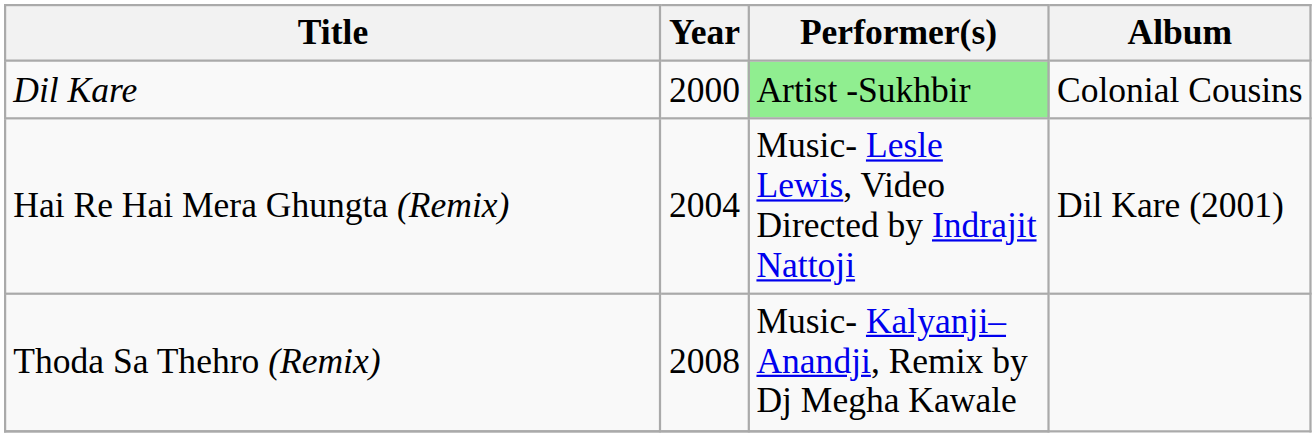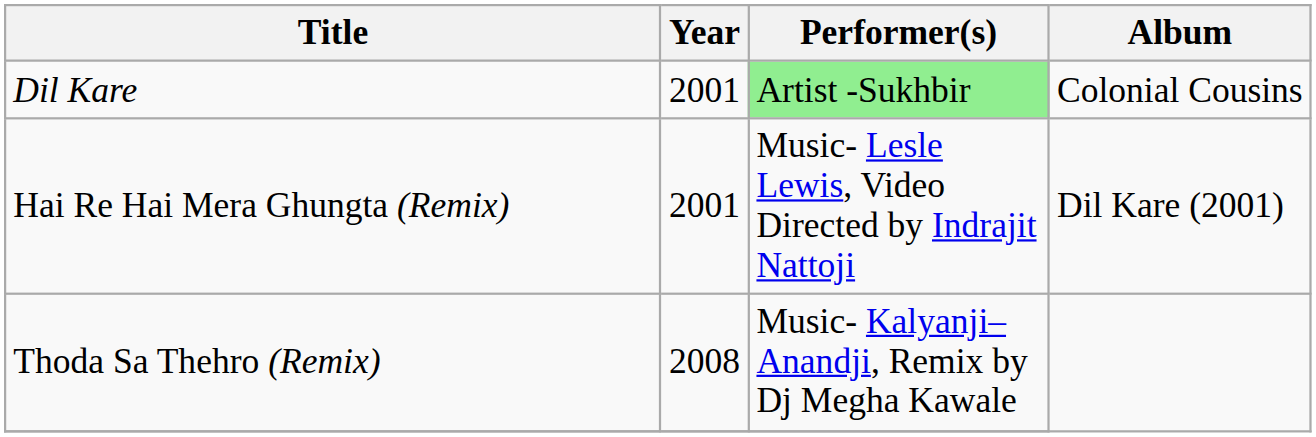(705, 88) 2000 -> (705, 88) 2001
(705, 205) 2004 -> (705, 205) 2001
